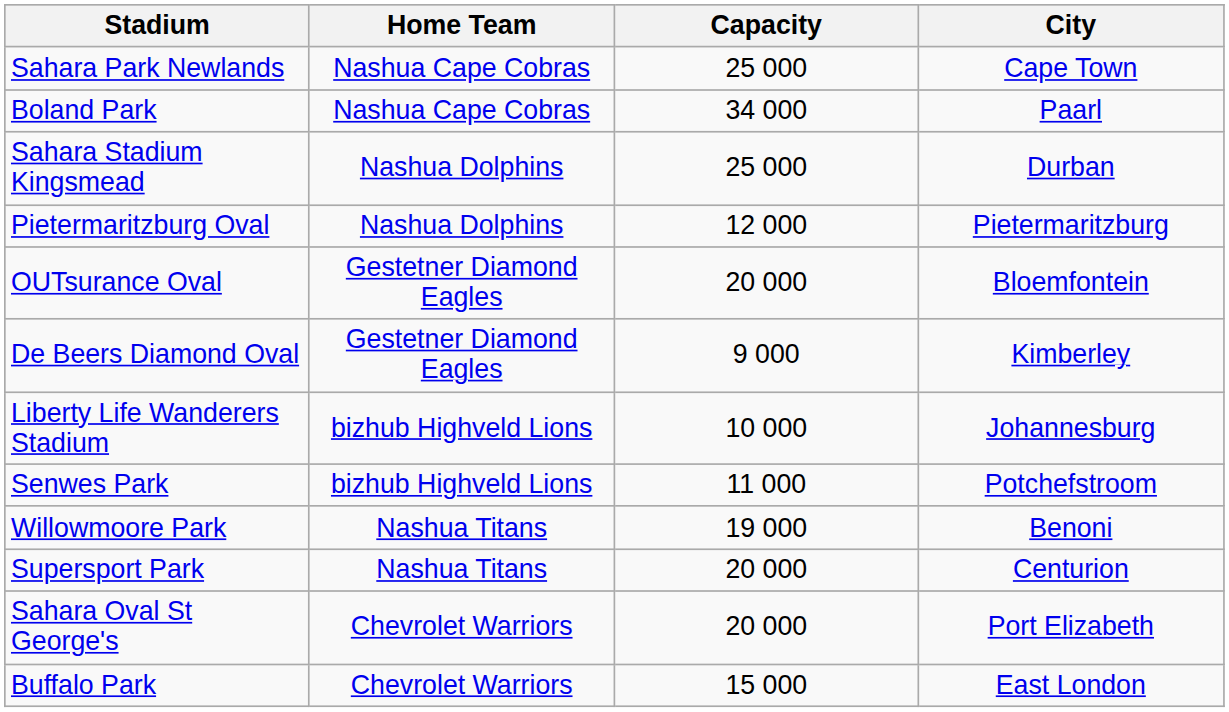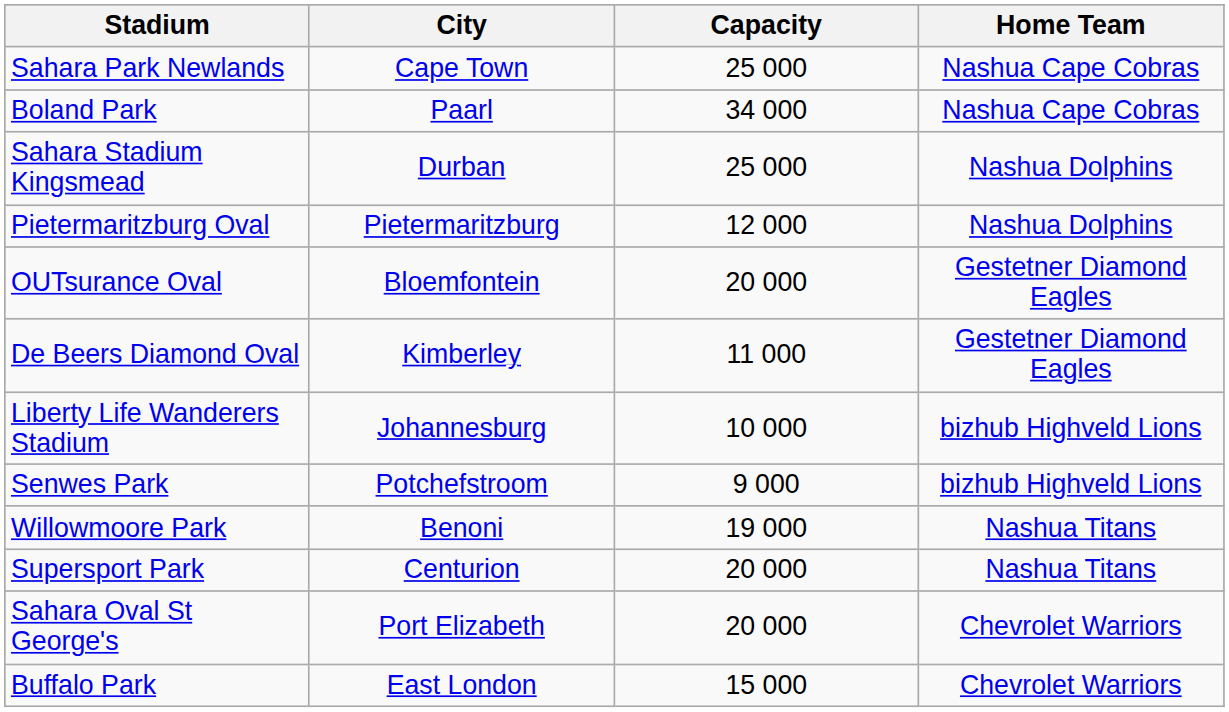columns swapped: (1071, 25) <-> (462, 25)
(766, 355) 9 000 -> (766, 355) 11 000
(766, 484) 11 000 -> (766, 484) 9 000
